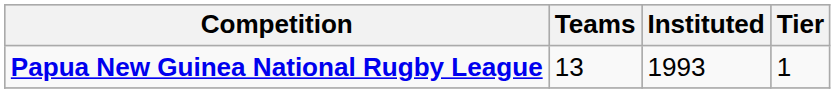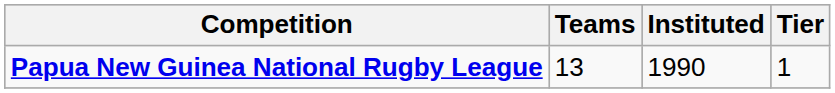(676, 66) 1993 -> (676, 66) 1990
